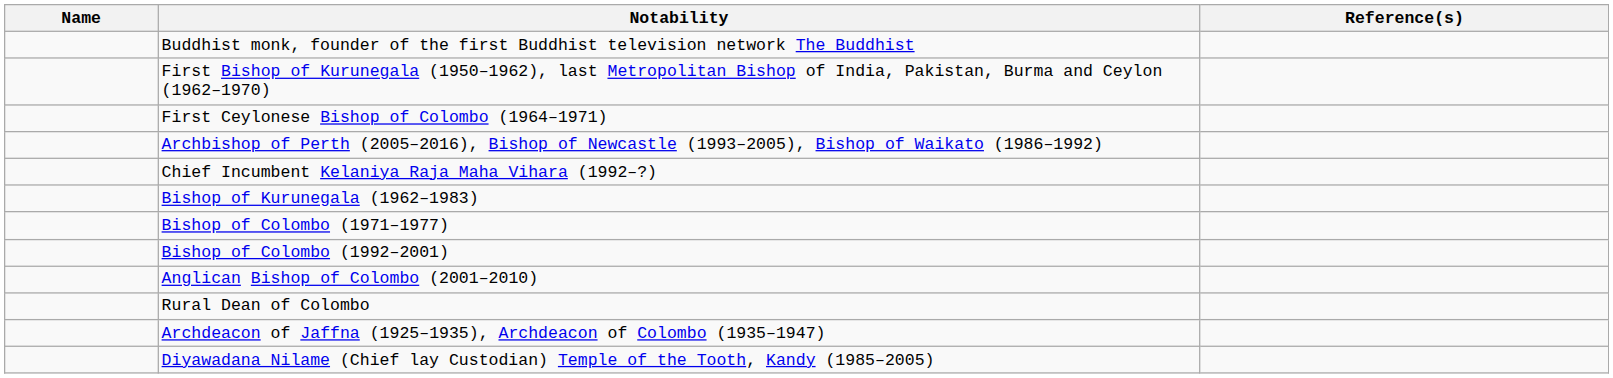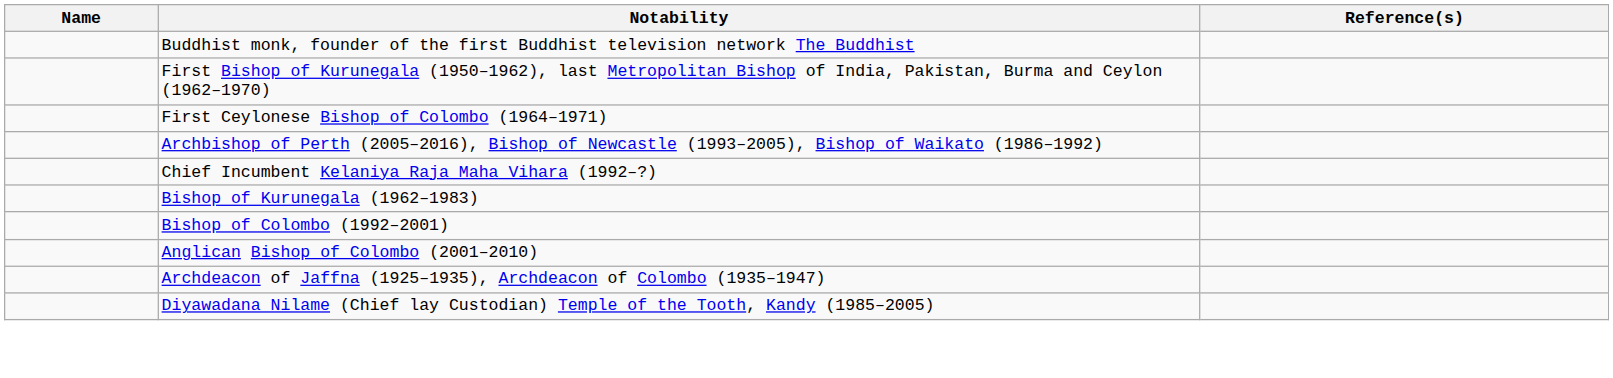- row: (305, 225)
- row: (266, 306)
